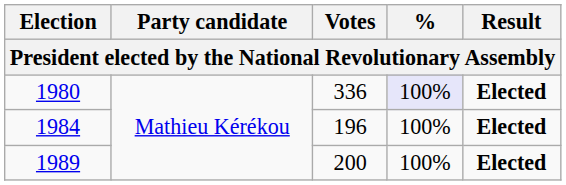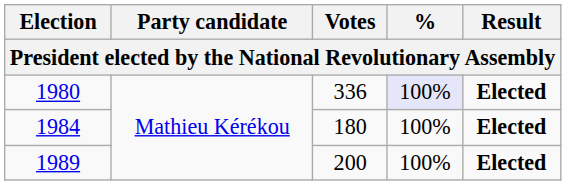(350, 127) 196 -> (350, 127) 180
